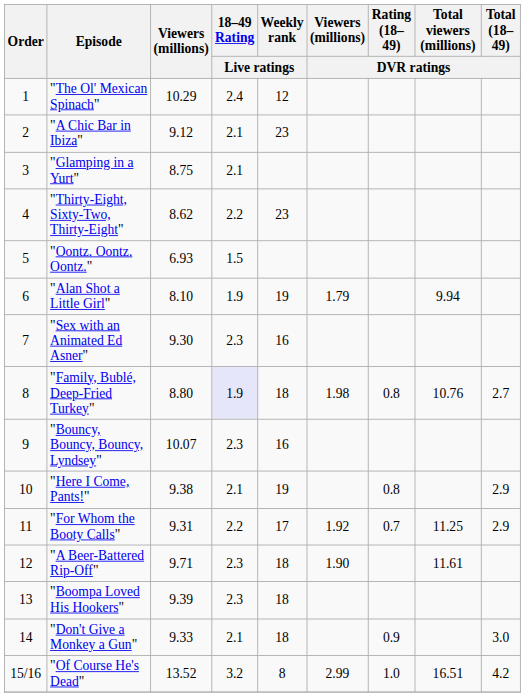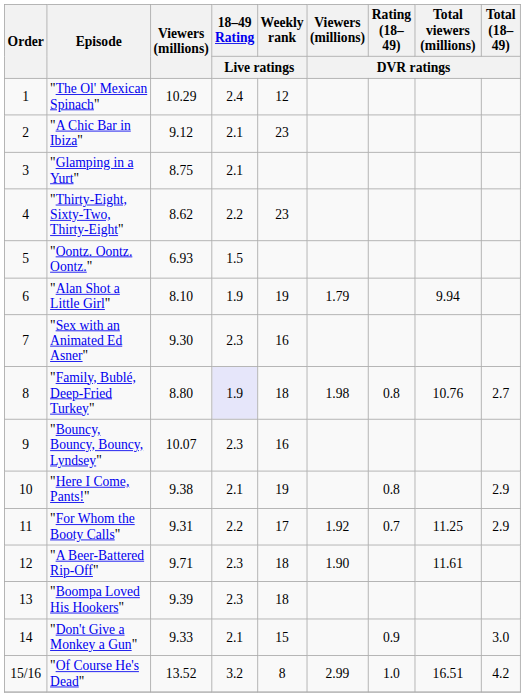(282, 637) 18 -> (282, 637) 15
